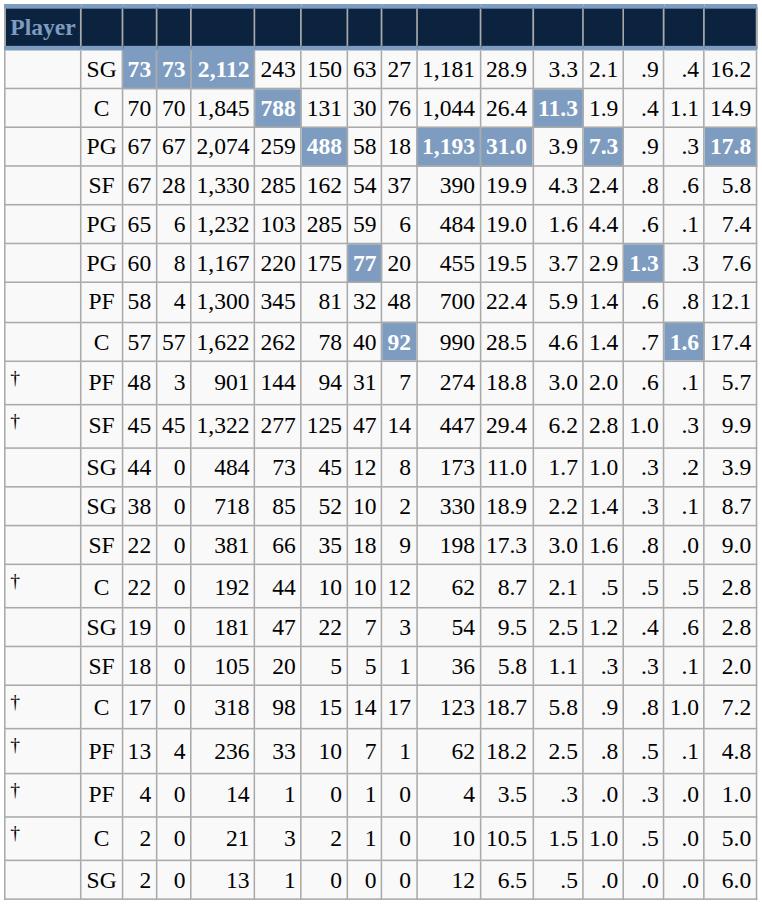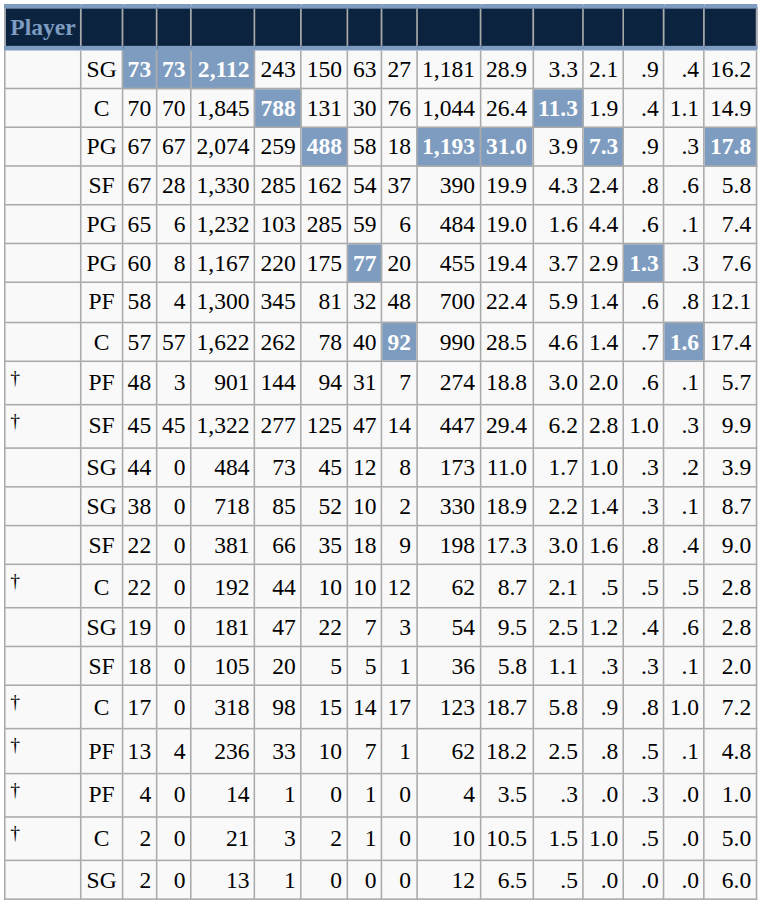(507, 263) 19.5 -> (507, 263) 19.4
(690, 544) .0 -> (690, 544) .4
